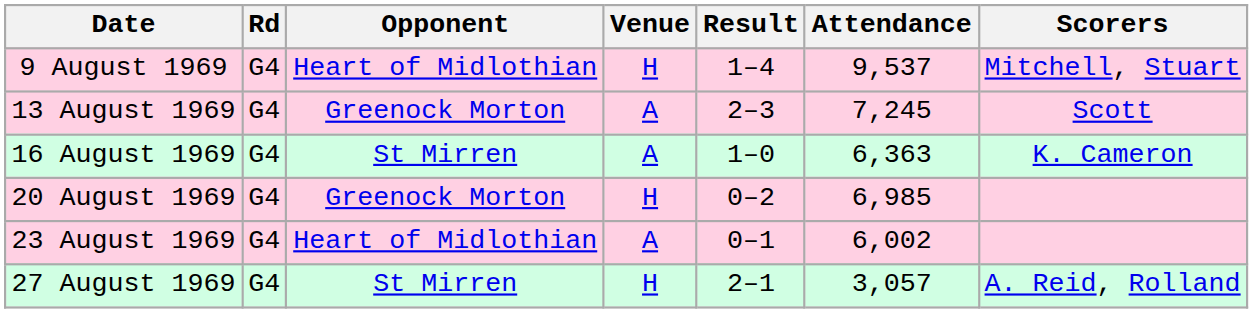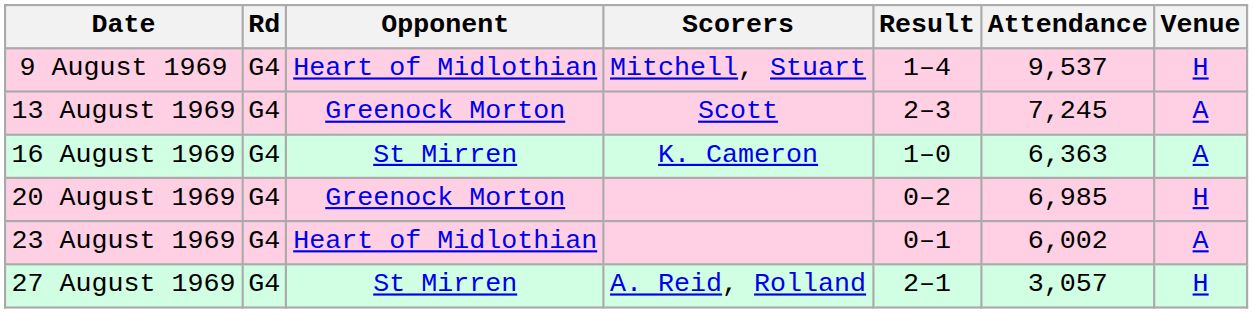columns swapped: (650, 27) <-> (1113, 27)
